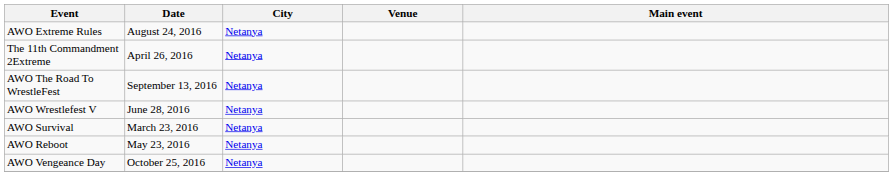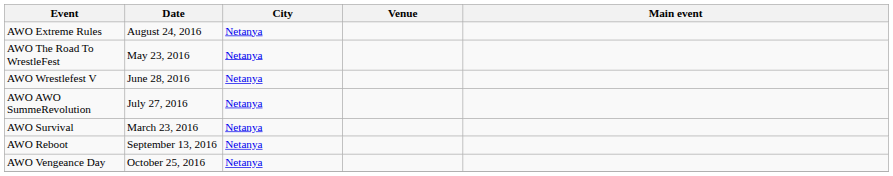- row: (63, 55)
(172, 85) September 13, 2016 -> (158, 55) May 23, 2016
+ row: (49, 103)
(158, 145) May 23, 2016 -> (172, 145) September 13, 2016
